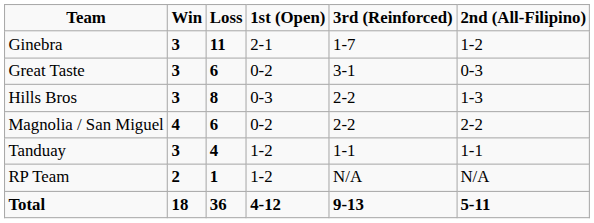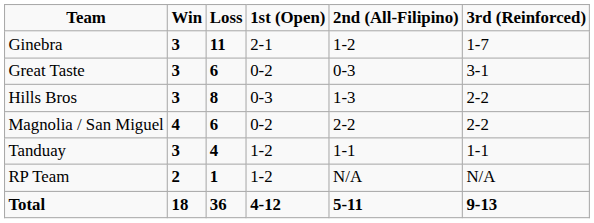columns swapped: (523, 17) <-> (393, 17)
